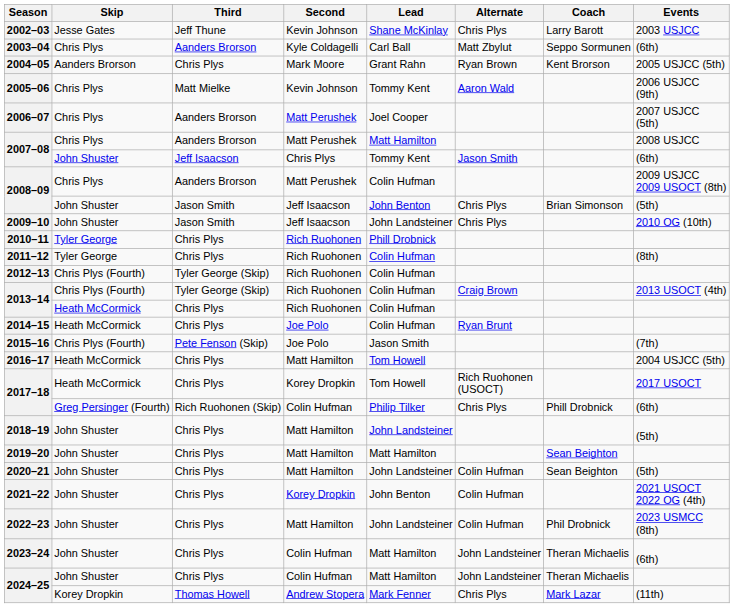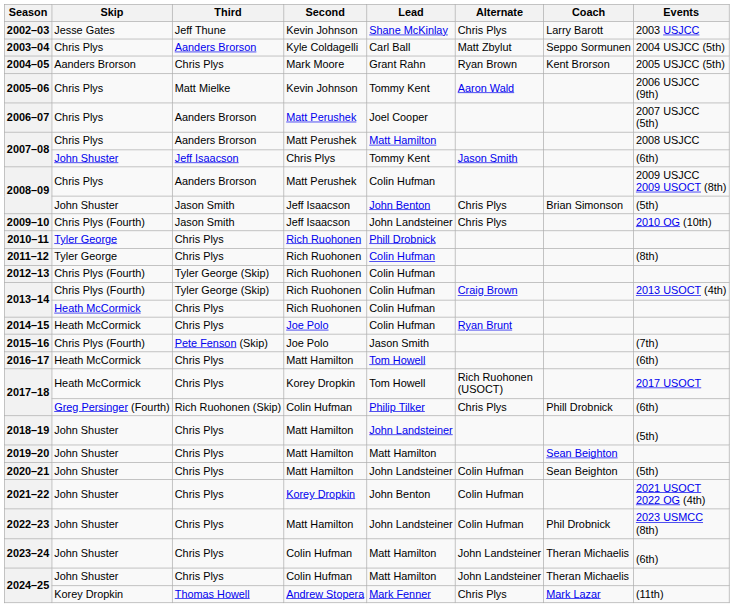(647, 47) (6th) -> (680, 47) 2004 USJCC (5th)
(86, 222) John Shuster -> (100, 222) Chris Plys (Fourth)
(680, 360) 2004 USJCC (5th) -> (647, 360) (6th)
